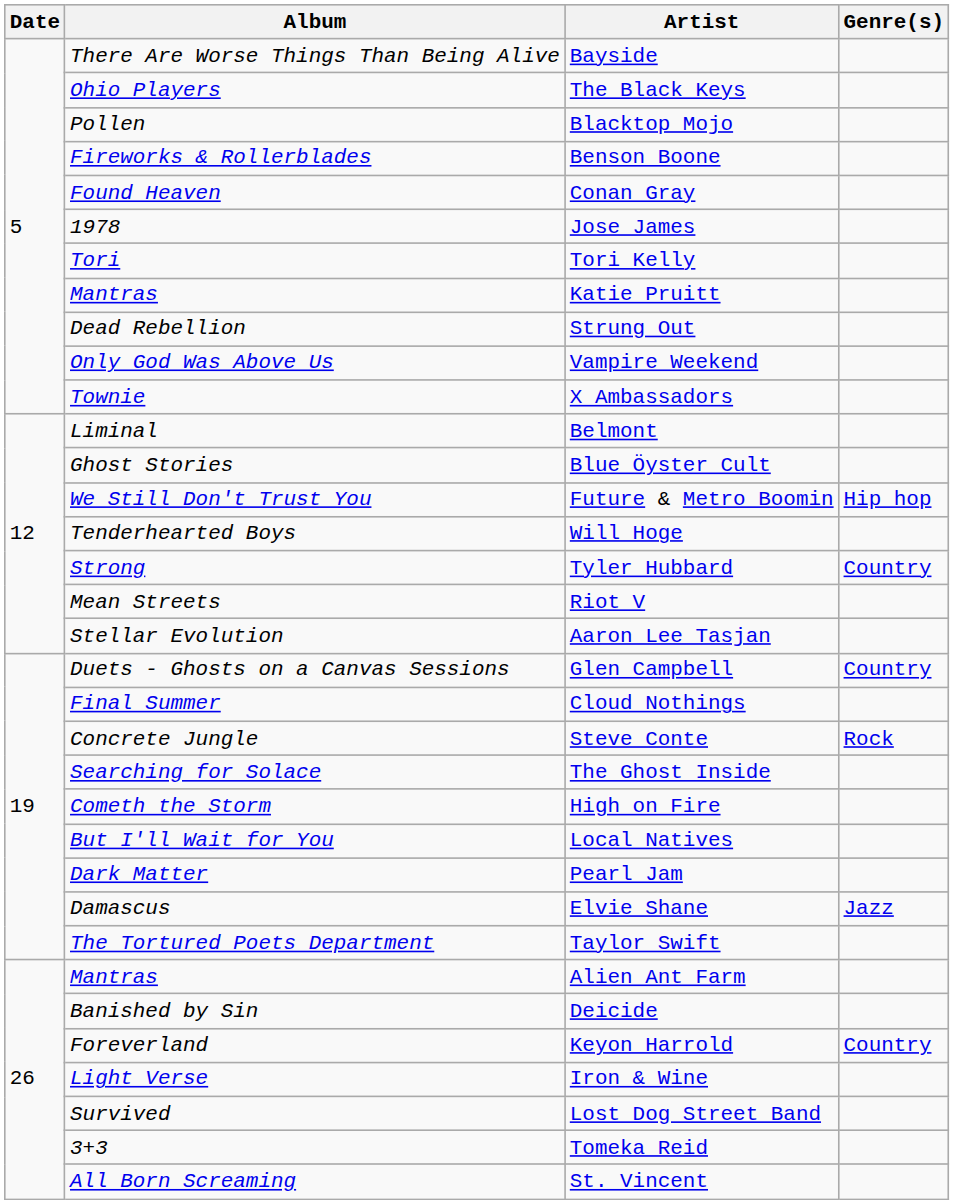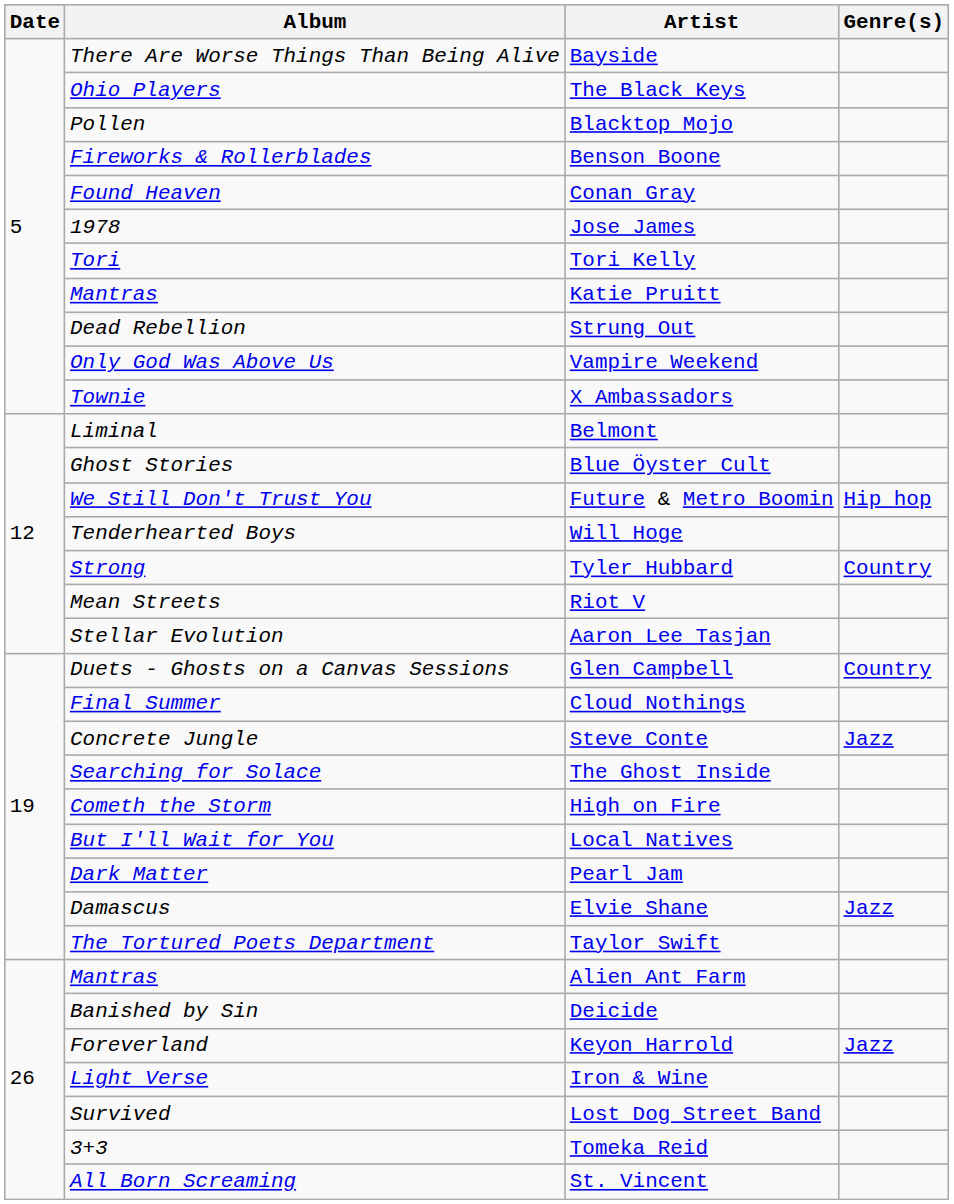(869, 738) Rock -> (869, 738) Jazz
(888, 1045) Country -> (869, 1045) Jazz
